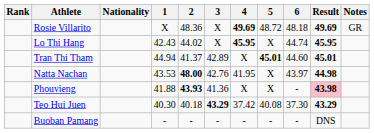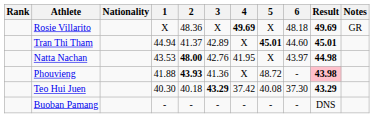(271, 27) 48.72 -> (271, 27) X
- row: (59, 43)
(271, 89) X -> (271, 74) 48.72
